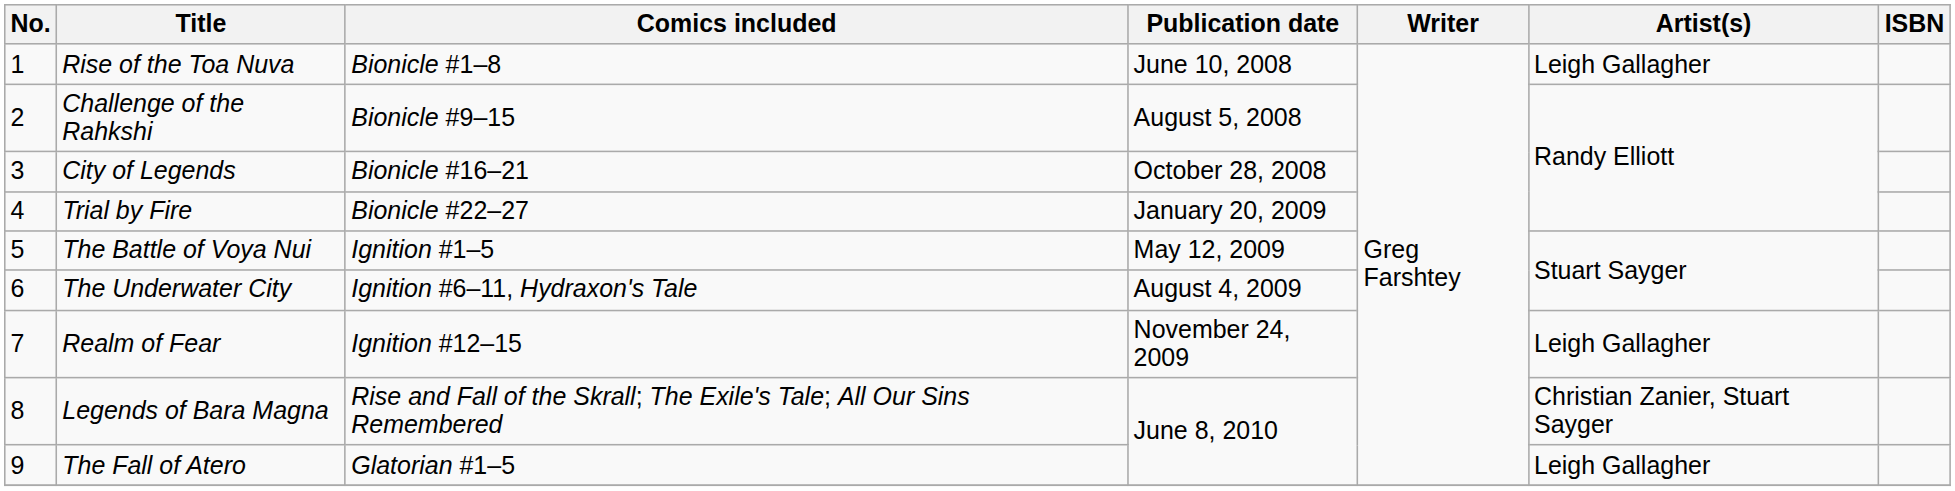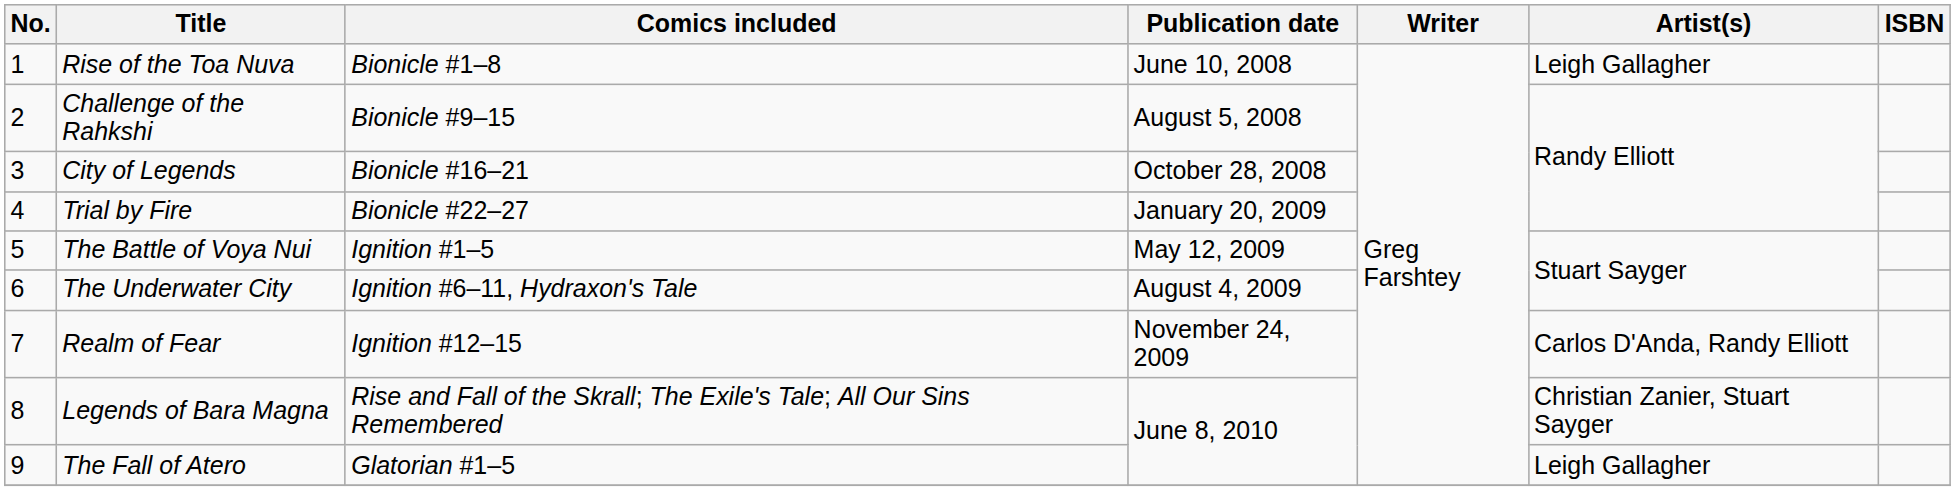(1622, 343) Leigh Gallagher -> (1691, 343) Carlos D'Anda, Randy Elliott
